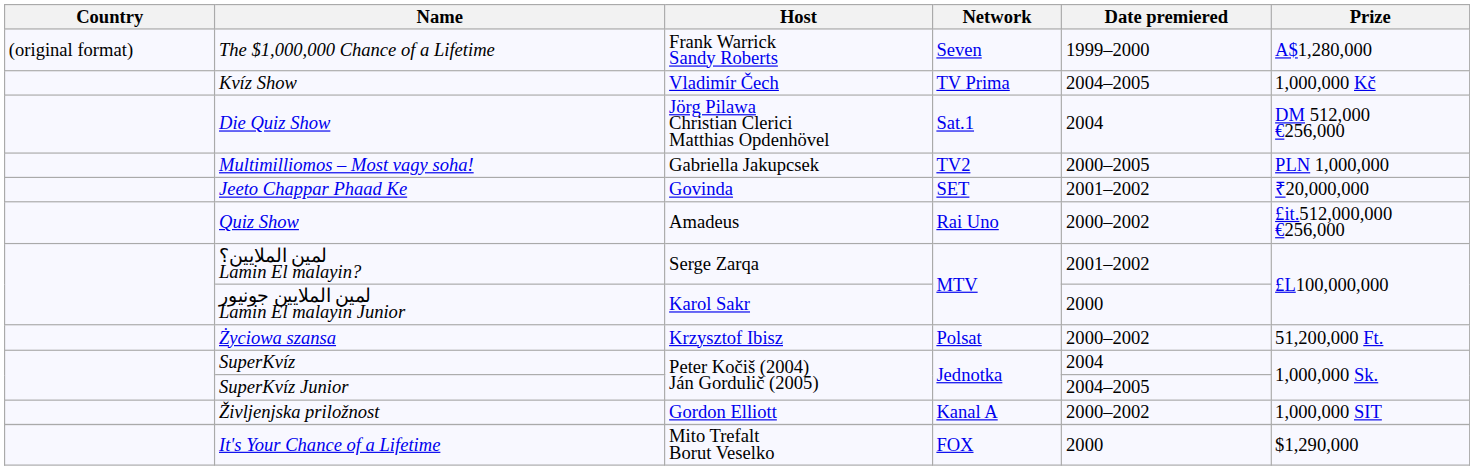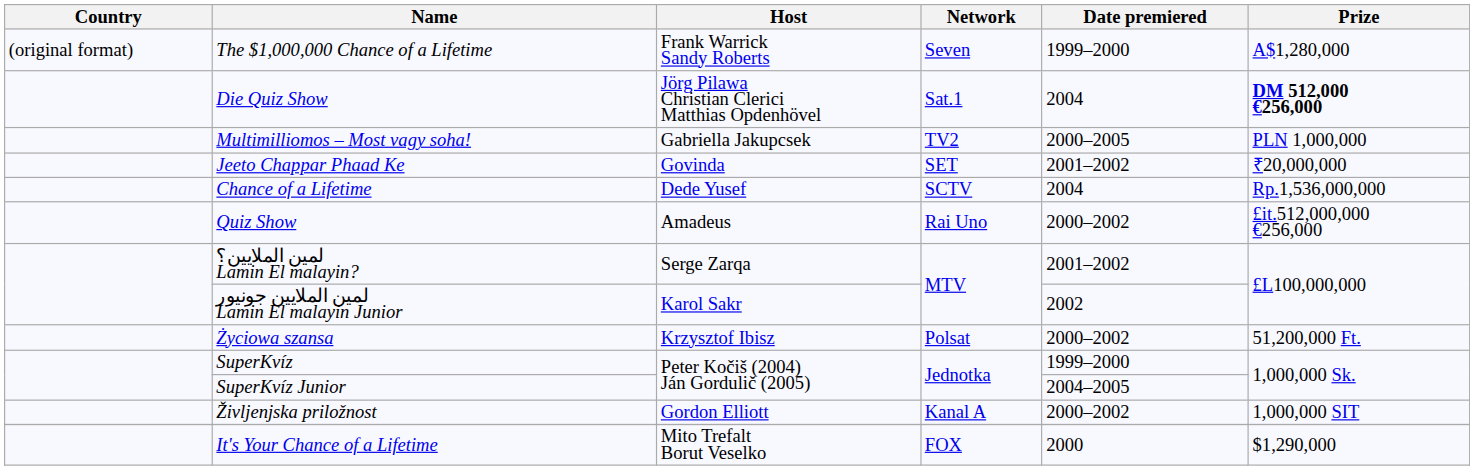- row: (258, 82)
(1323, 123) normal -> (1301, 98) bold
+ row: (294, 189)
(1085, 304) 2000 -> (1065, 304) 2002
(1085, 362) 2004 -> (1088, 362) 1999–2000
